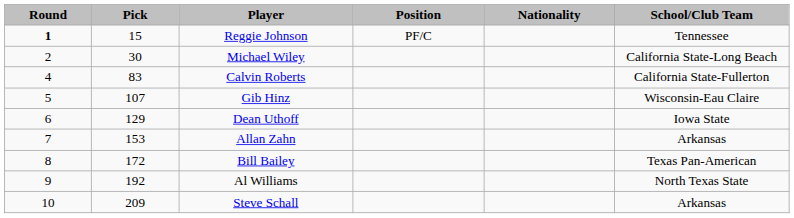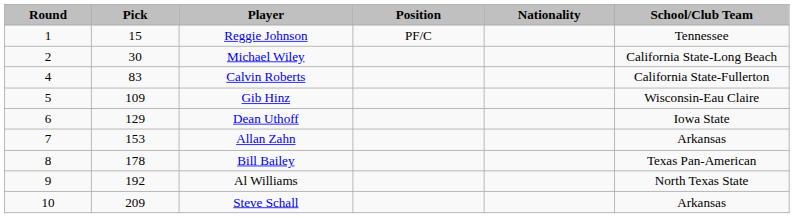(48, 35) bold -> (48, 35) normal
(135, 98) 107 -> (135, 98) 109
(135, 160) 172 -> (135, 160) 178
